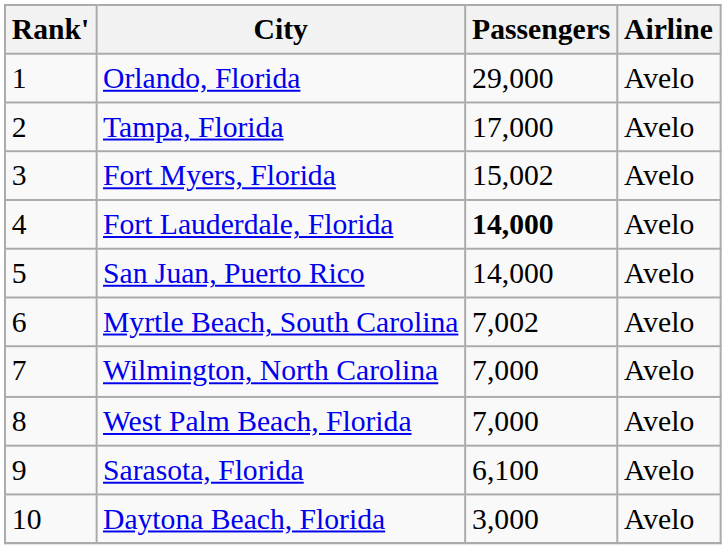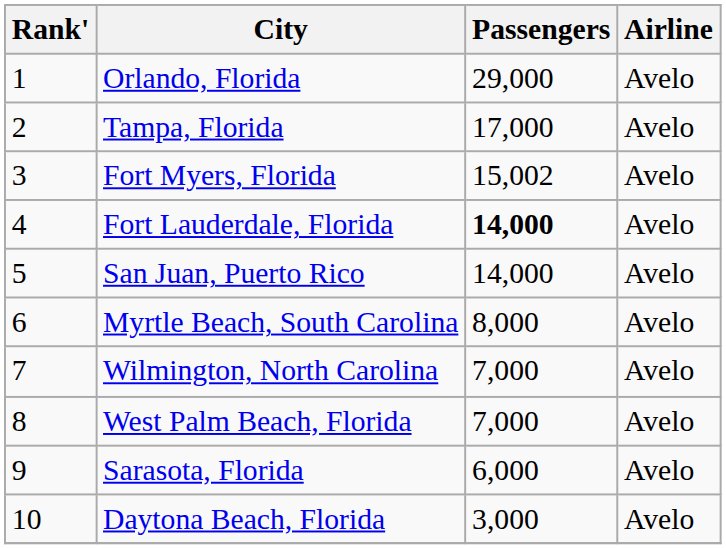(505, 322) 7,002 -> (505, 322) 8,000
(505, 468) 6,100 -> (505, 468) 6,000
